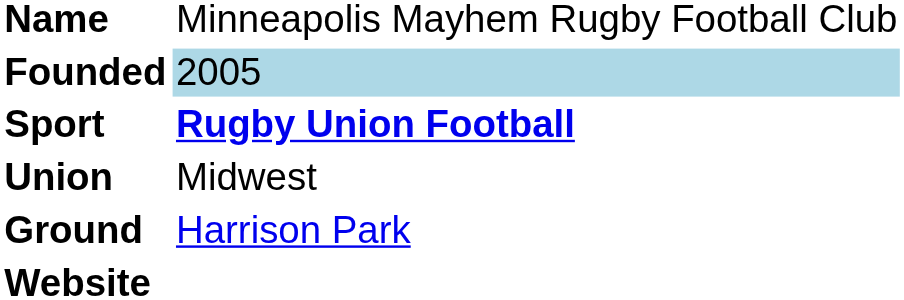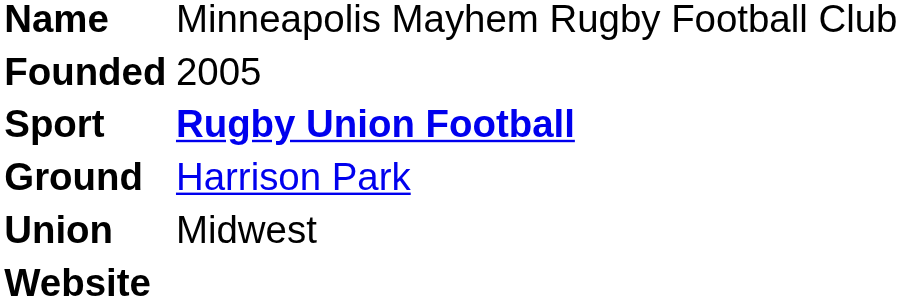(219, 71) lightblue background -> (219, 71) no background
rows swapped: (59, 177) <-> (74, 230)
